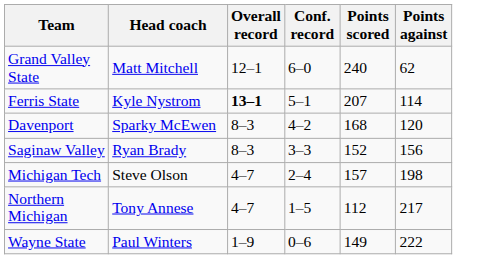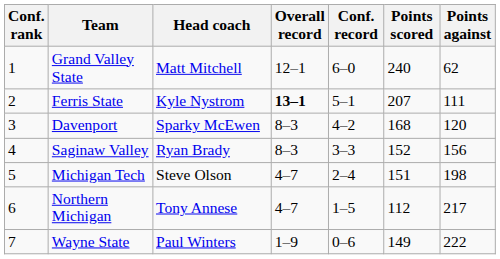+ column: (26, 25)
(411, 100) 114 -> (454, 100) 111
(355, 174) 157 -> (399, 174) 151
